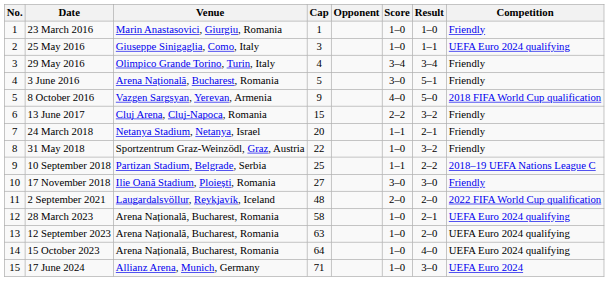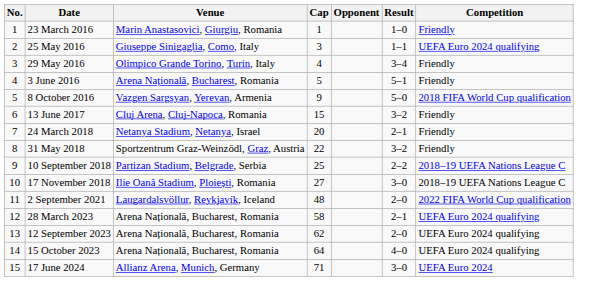- column: (397, 13)
(467, 183) Friendly -> (492, 183) 2018–19 UEFA Nations League C
(319, 234) 63 -> (319, 234) 62
